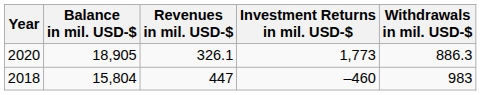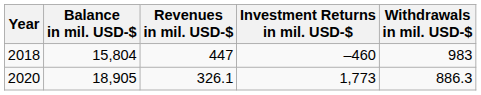rows swapped: (24, 78) <-> (24, 55)
